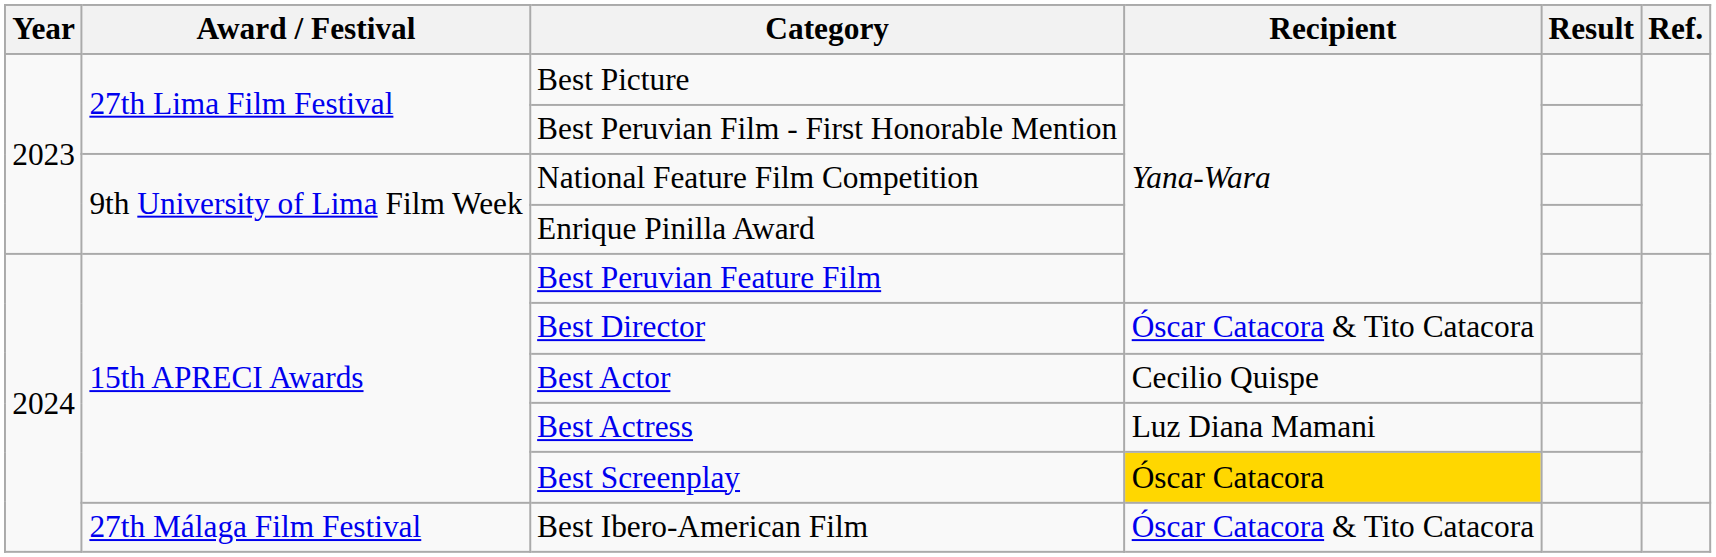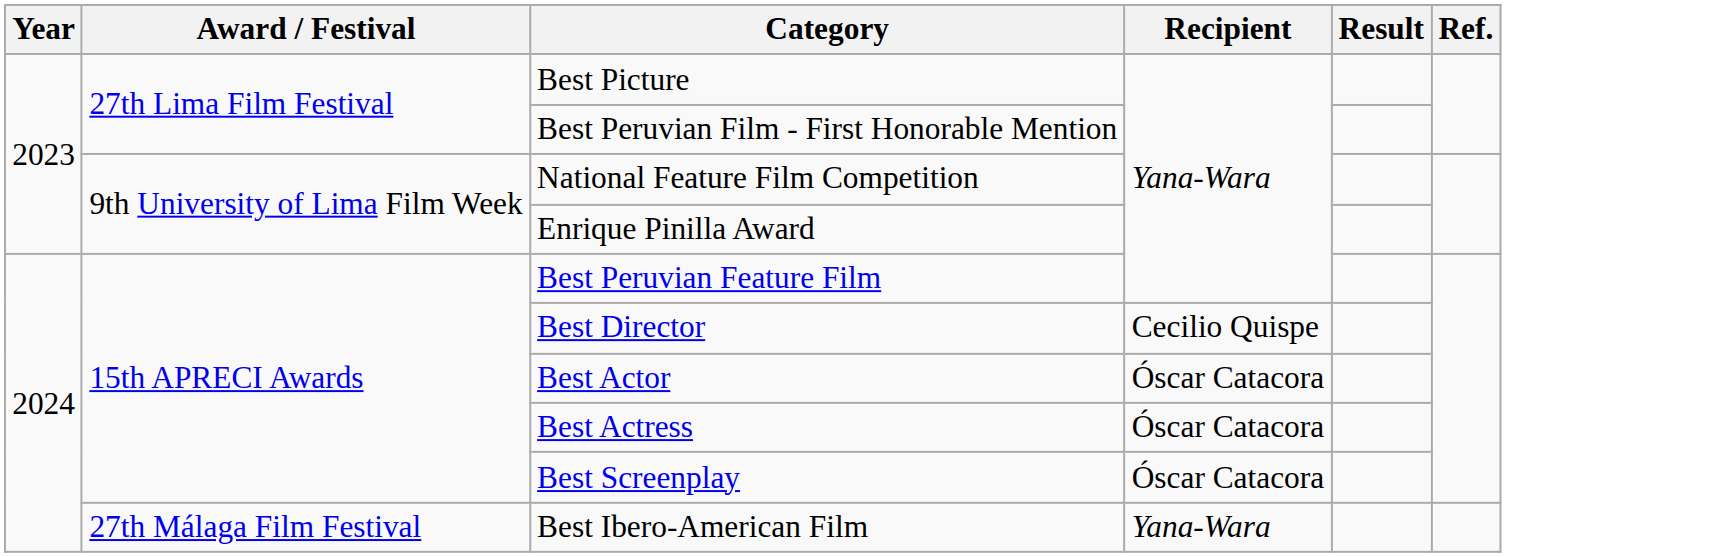(1333, 327) Óscar Catacora & Tito Catacora -> (1225, 327) Cecilio Quispe
(1225, 377) Cecilio Quispe -> (1228, 377) Óscar Catacora
(1254, 427) Luz Diana Mamani -> (1228, 427) Óscar Catacora
(1228, 476) gold background -> (1228, 476) no background
(1333, 526) Óscar Catacora & Tito Catacora -> (1201, 526) Yana-Wara
